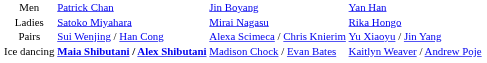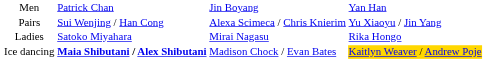rows swapped: (29, 22) <-> (29, 37)
(415, 52) no background -> (415, 52) gold background
